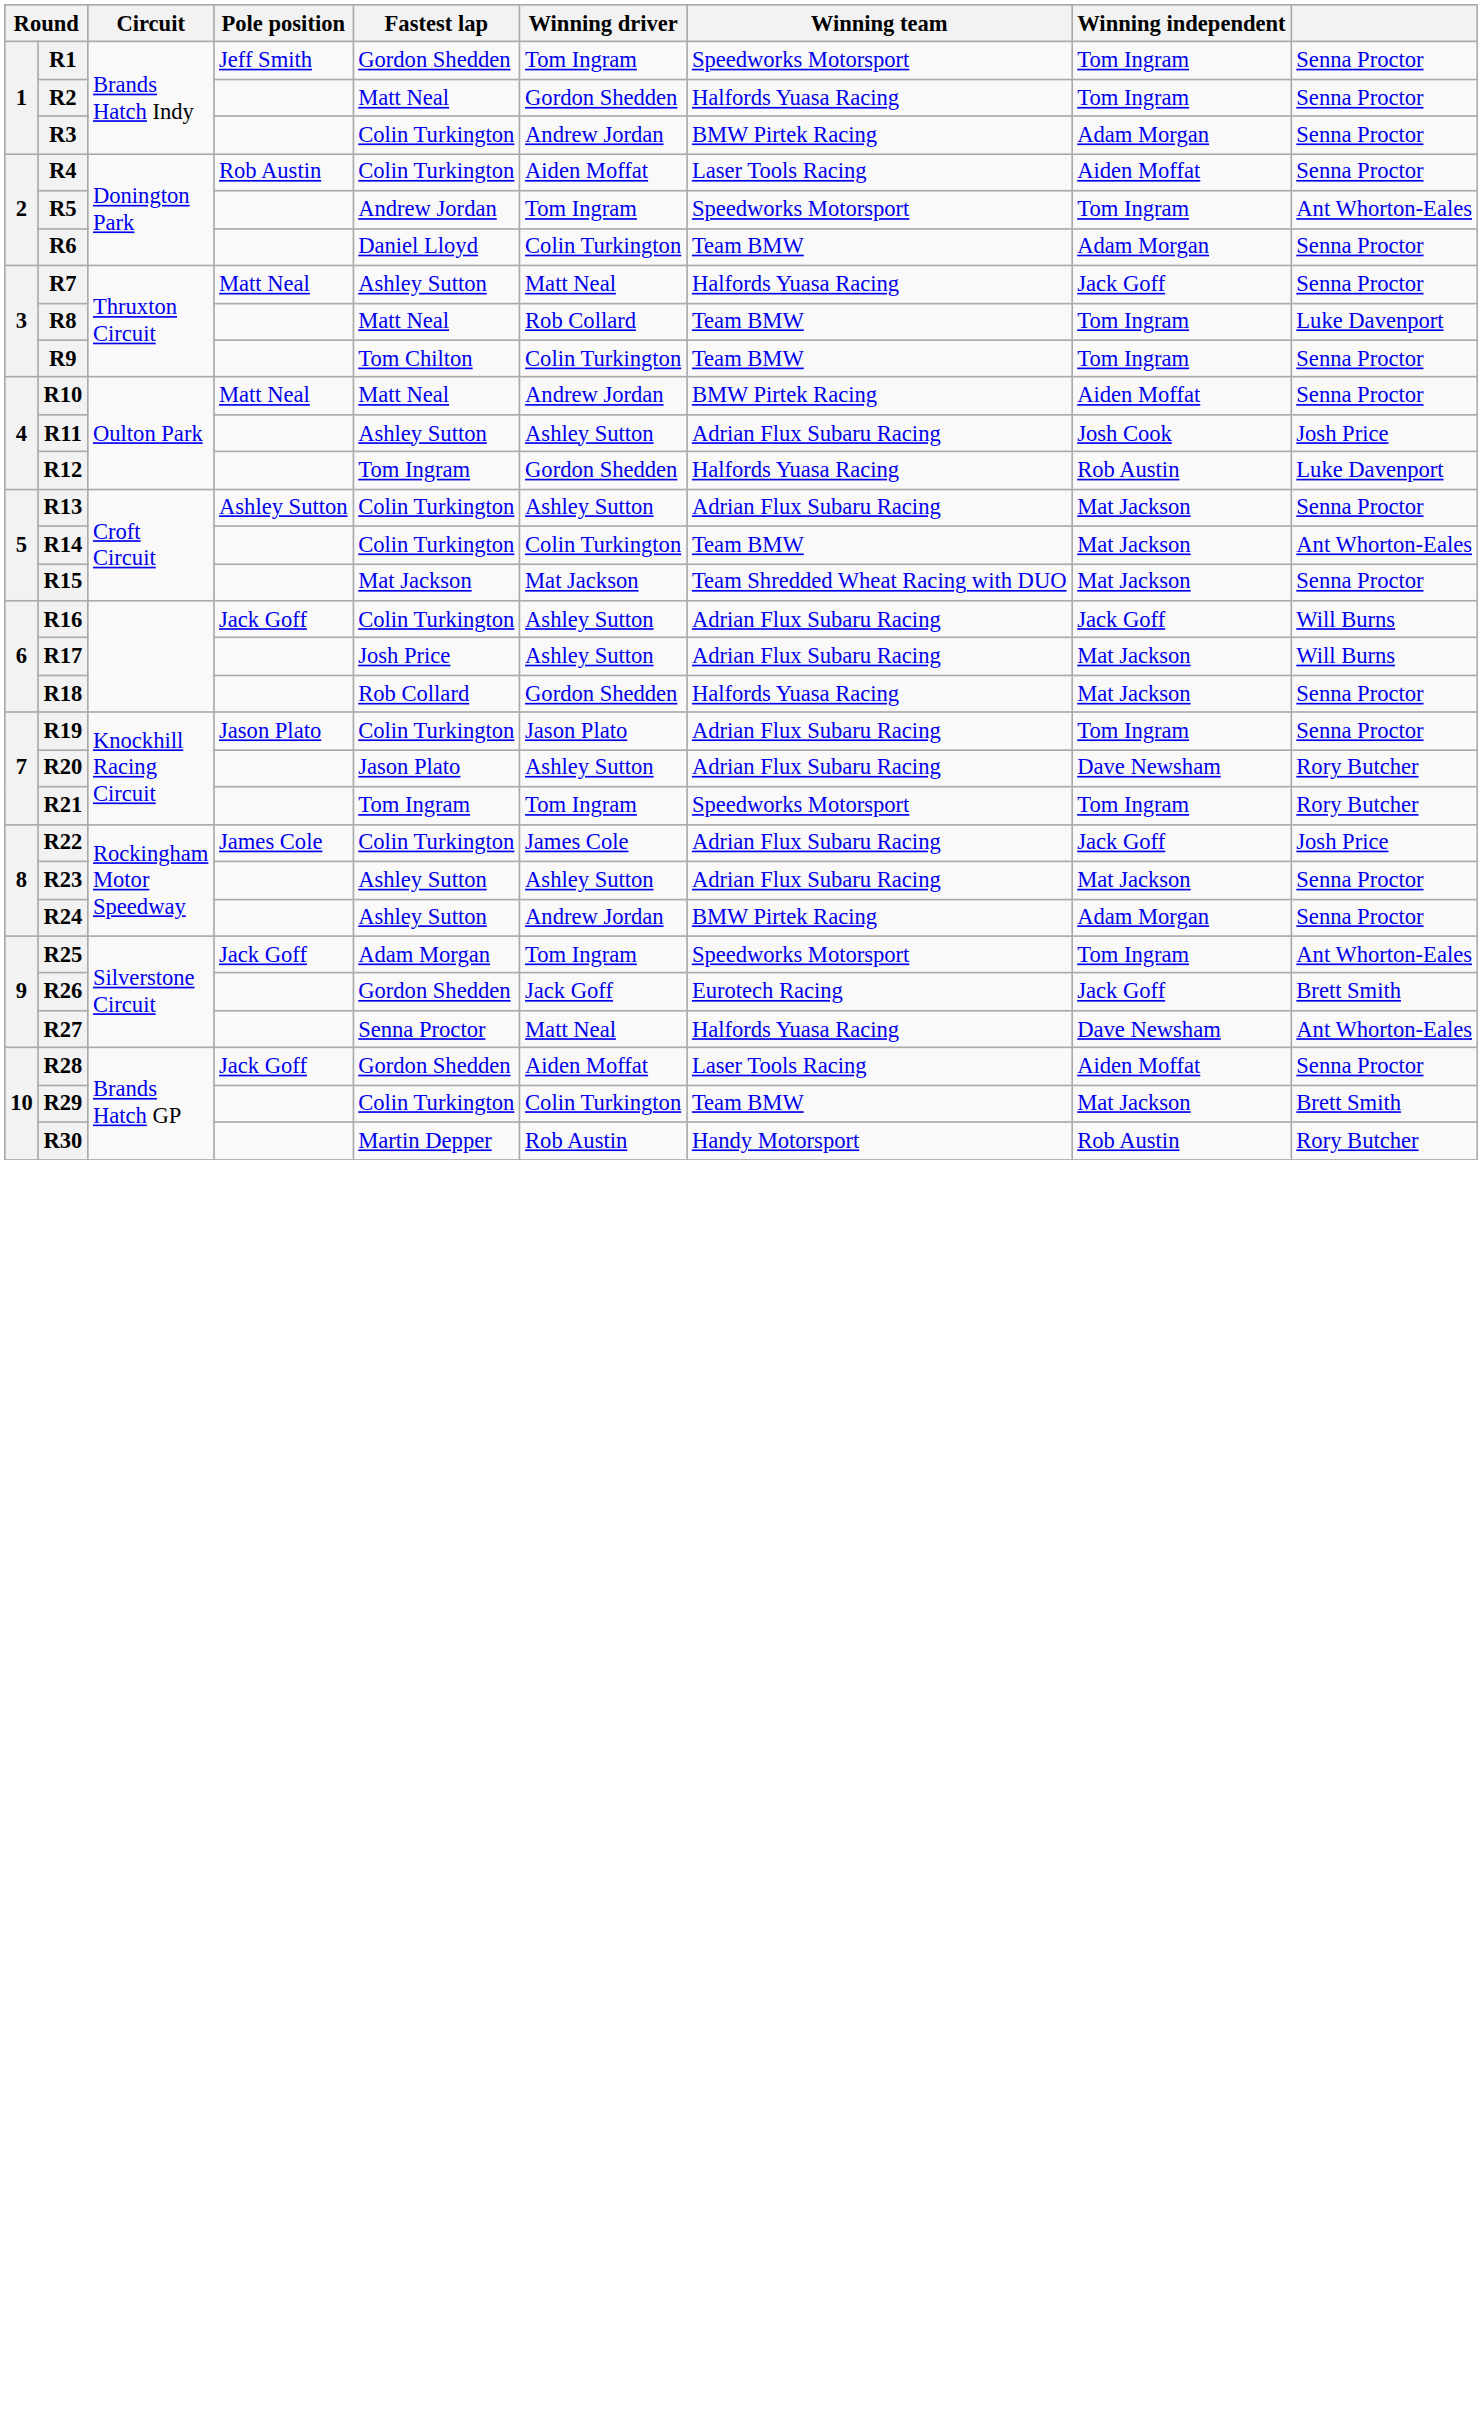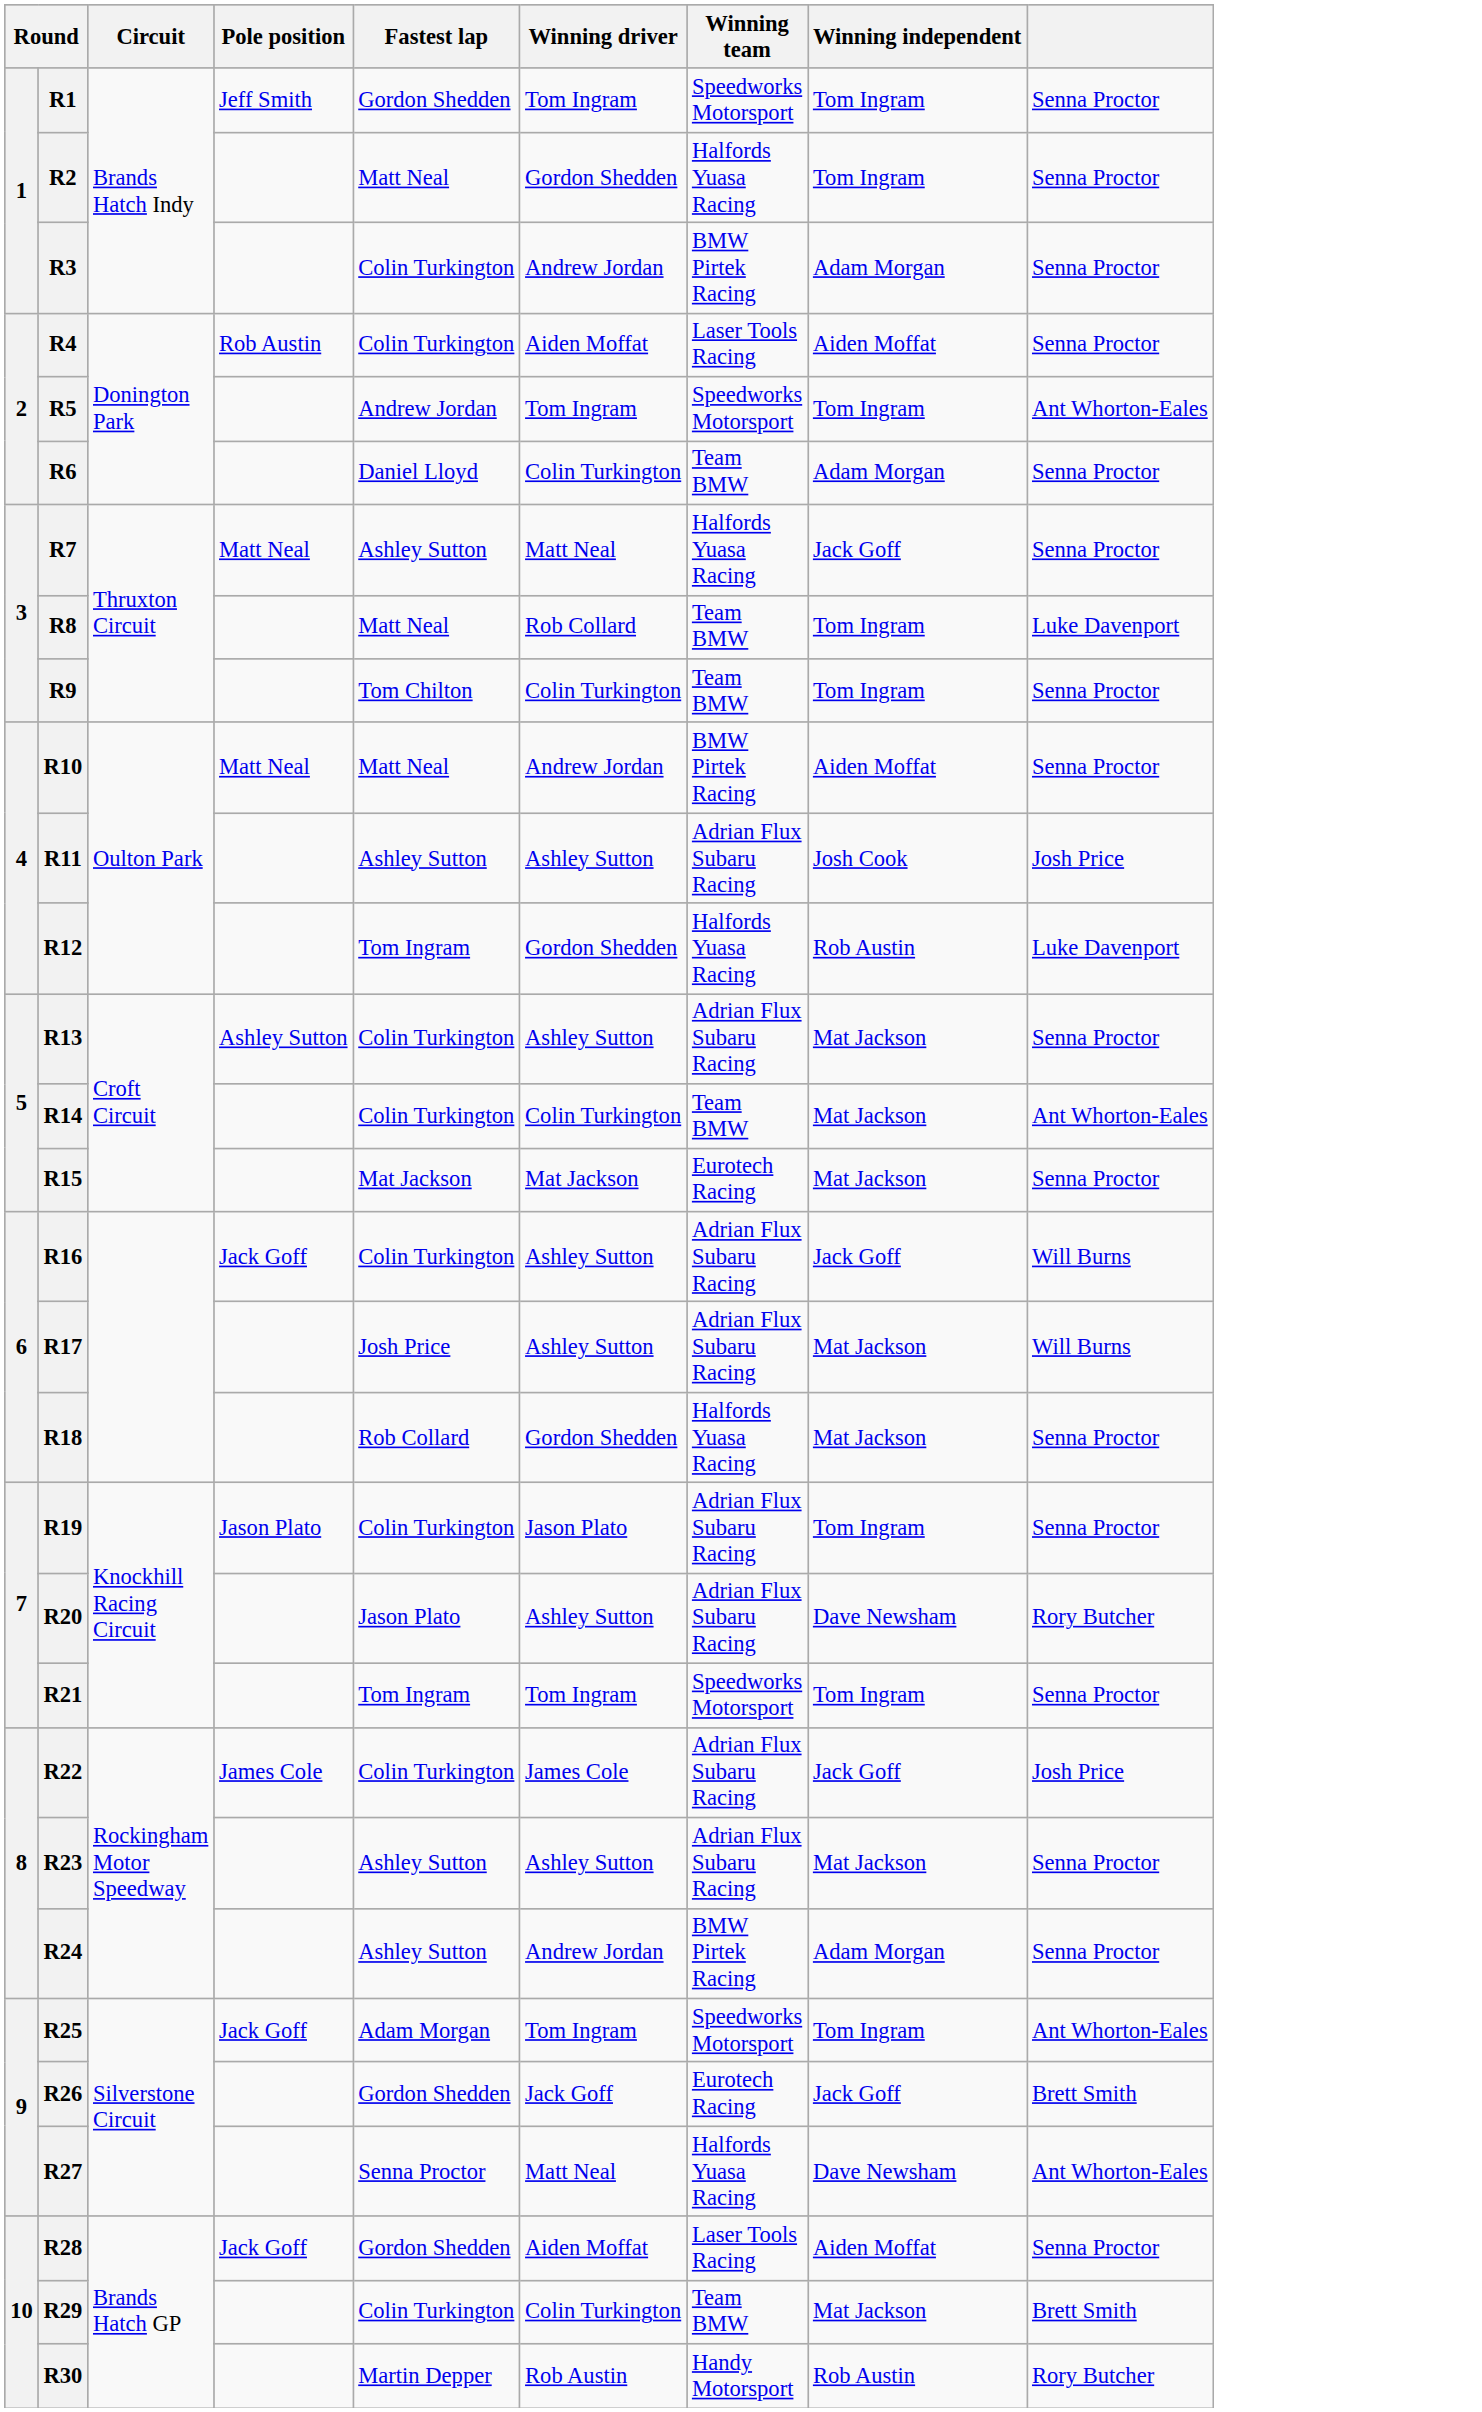(879, 581) Team Shredded Wheat Racing with DUO -> (733, 1179) Eurotech Racing
(1357, 804) Rory Butcher -> (1096, 1694) Senna Proctor
